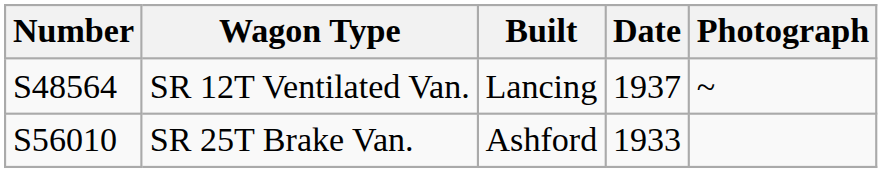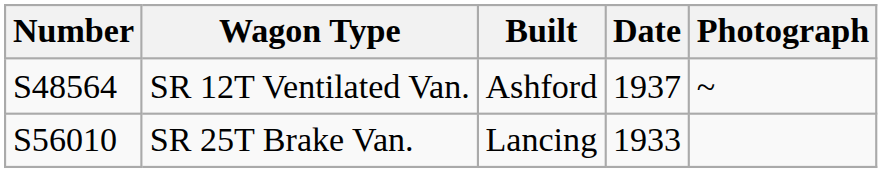(541, 85) Lancing -> (541, 85) Ashford
(541, 139) Ashford -> (541, 139) Lancing
